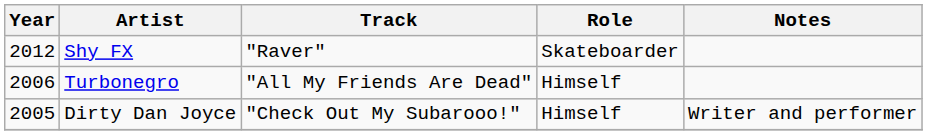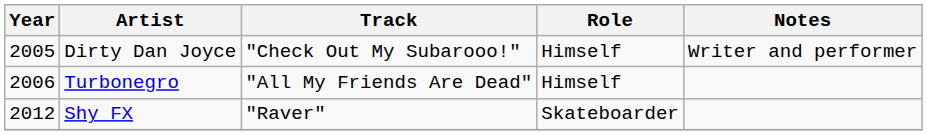rows swapped: (150, 114) <-> (99, 51)
